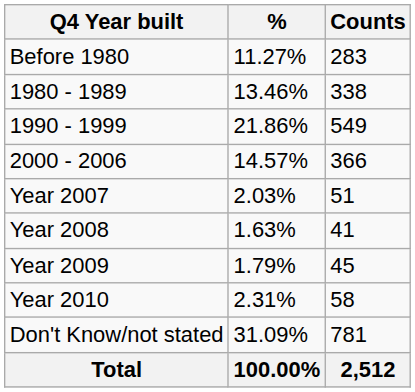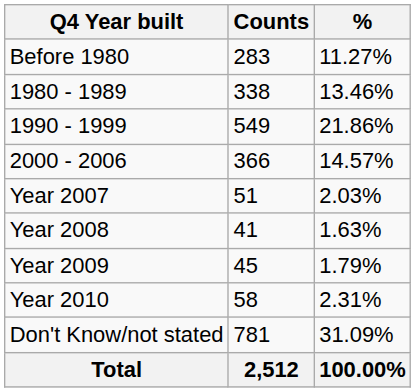columns swapped: (368, 21) <-> (277, 21)
